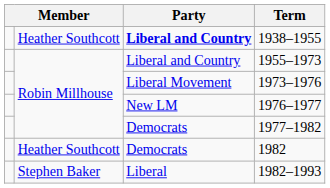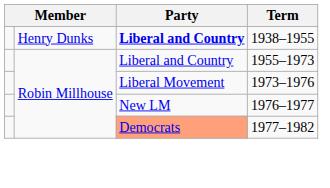(69, 37) Heather Southcott -> (55, 37) Henry Dunks
(157, 127) no background -> (150, 127) lightsalmon background
- row: (272, 149)
- row: (290, 171)
